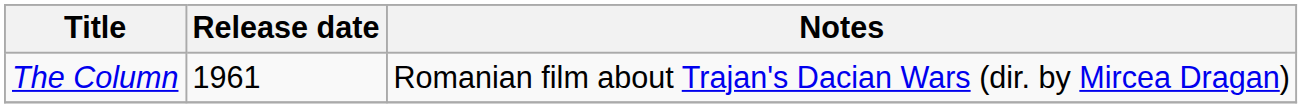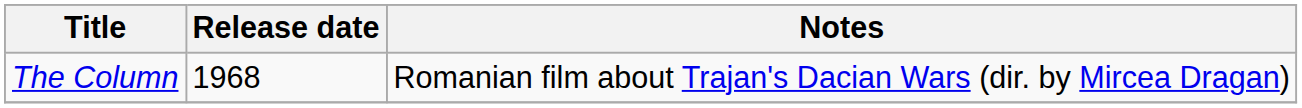(227, 77) 1961 -> (227, 77) 1968
